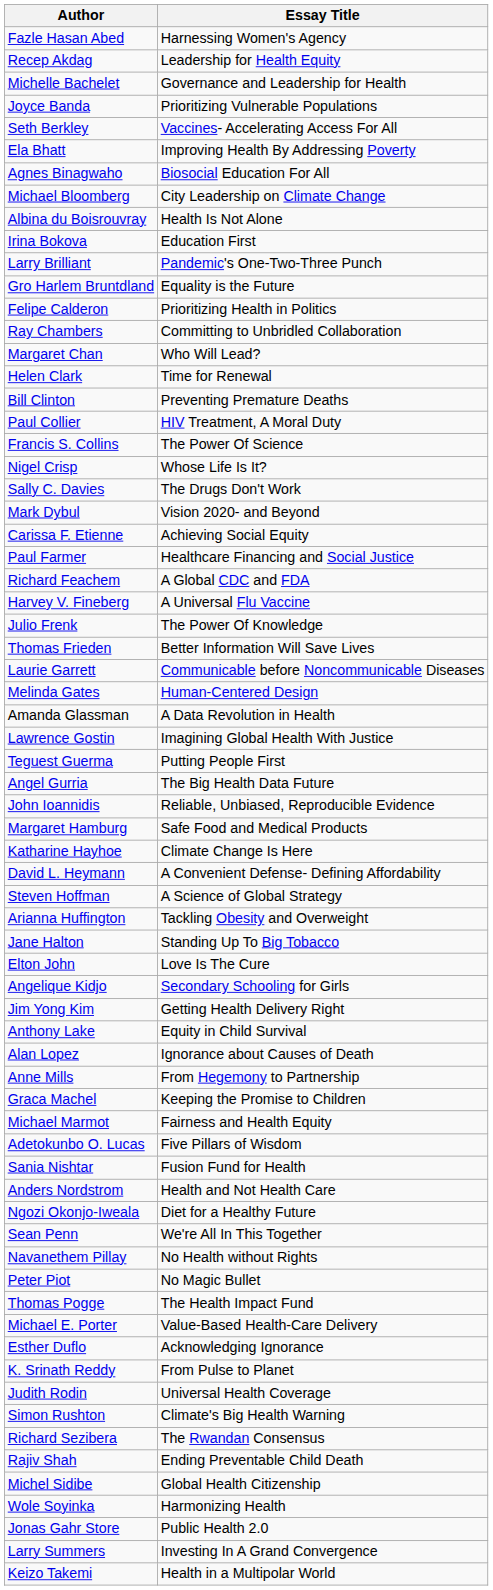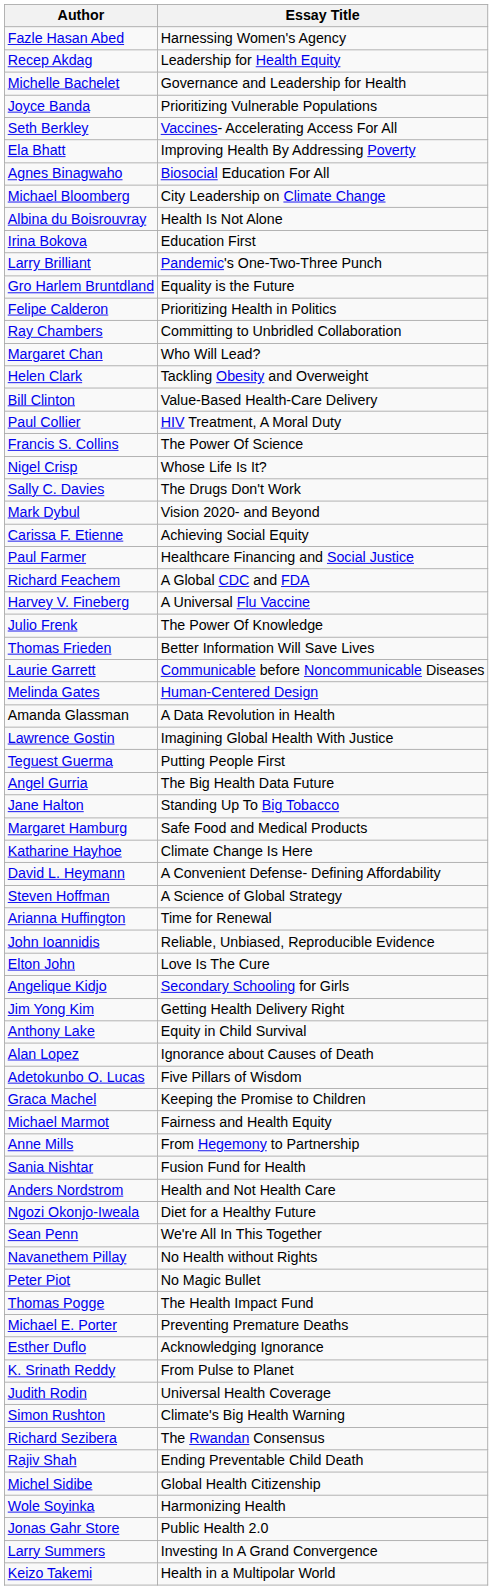(216, 377) Time for Renewal -> (264, 377) Tackling Obesity and Overweight
(255, 399) Preventing Premature Deaths -> (269, 399) Value-Based Health-Care Delivery
rows swapped: (46, 941) <-> (54, 806)
(264, 919) Tackling Obesity and Overweight -> (216, 919) Time for Renewal
rows swapped: (76, 1144) <-> (41, 1077)
(269, 1325) Value-Based Health-Care Delivery -> (255, 1325) Preventing Premature Deaths
